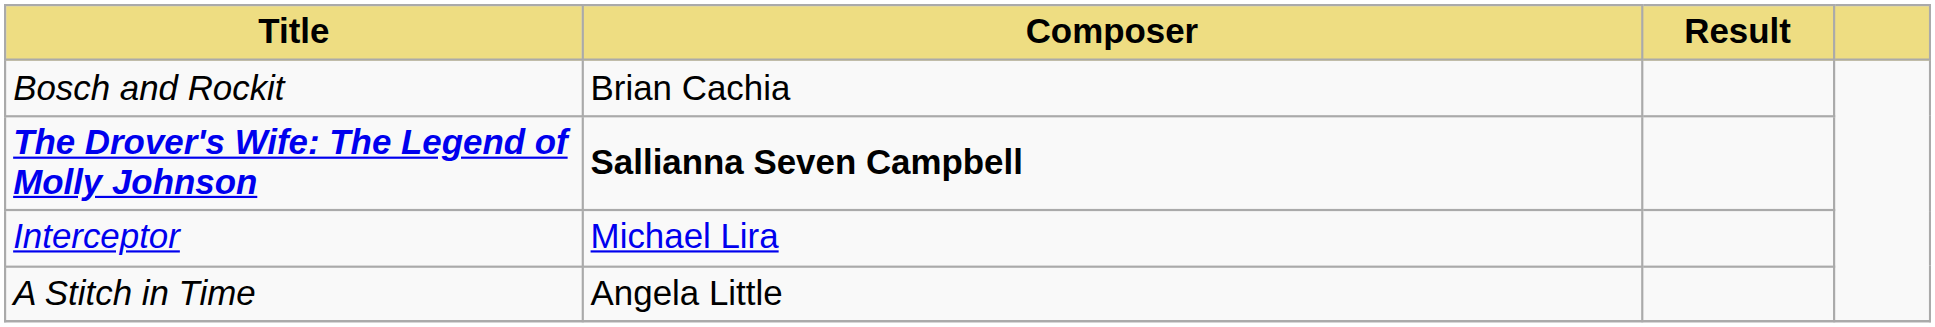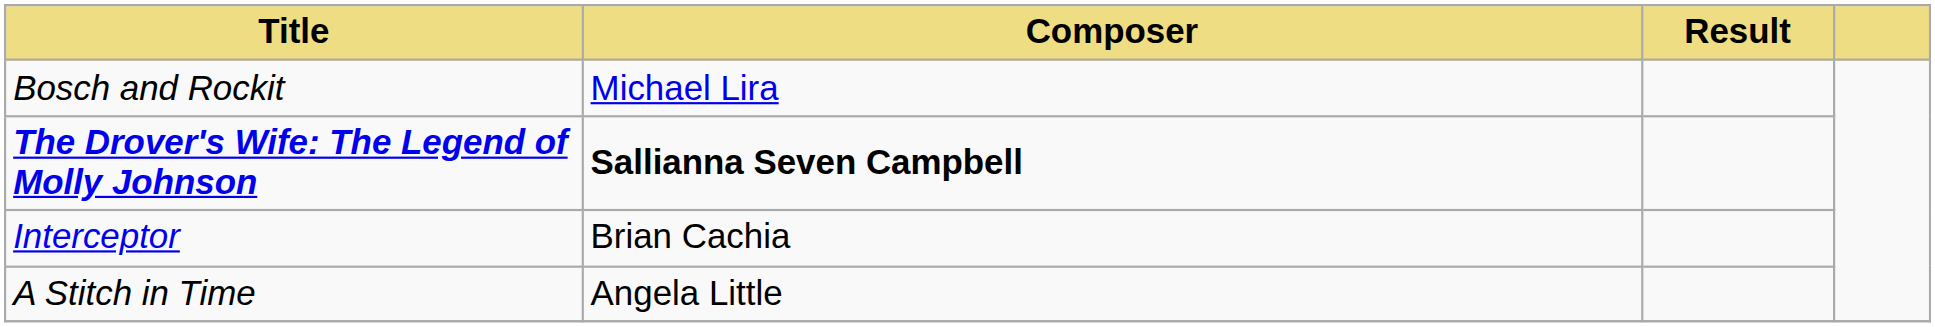(690, 87) Brian Cachia -> (685, 87) Michael Lira
(685, 237) Michael Lira -> (690, 237) Brian Cachia
